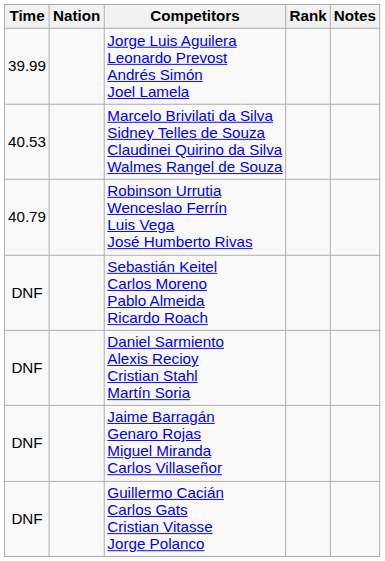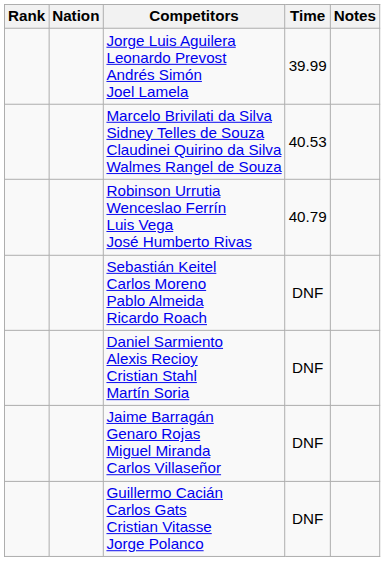columns swapped: (308, 16) <-> (27, 16)
